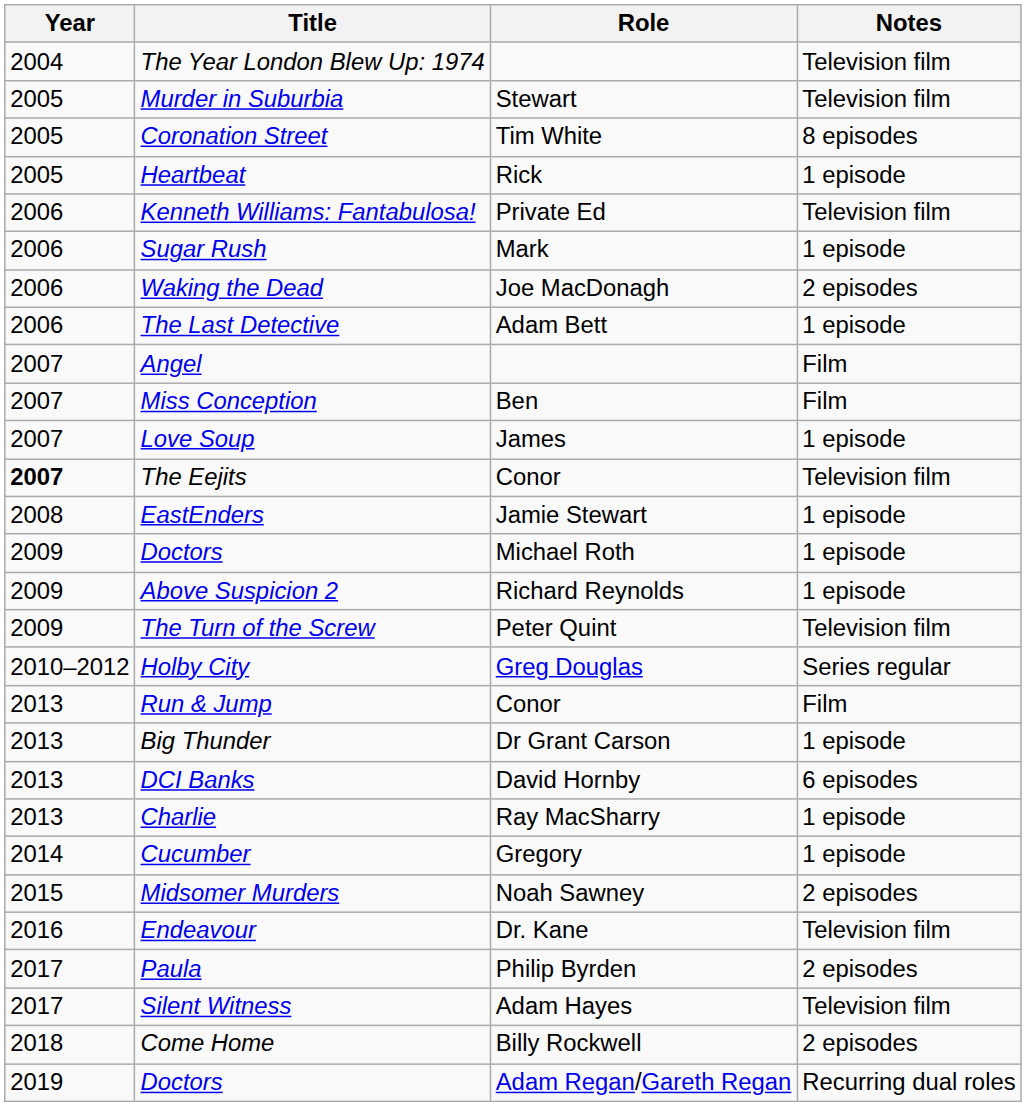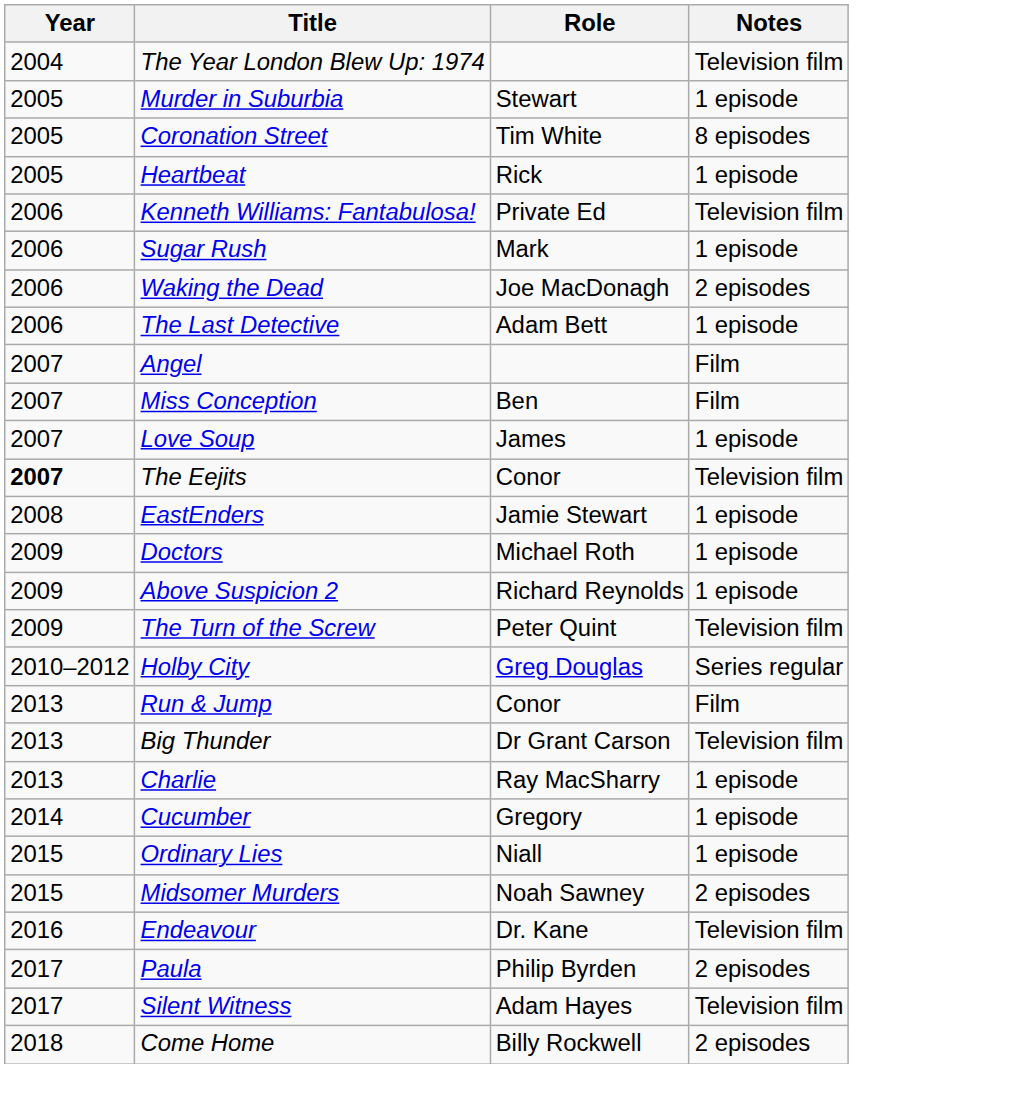(876, 99) Television film -> (747, 99) 1 episode
(854, 741) 1 episode -> (769, 741) Television film
- row: (198, 779)
+ row: (211, 855)
- row: (182, 1082)
